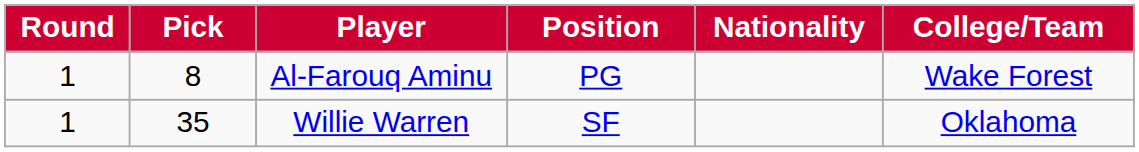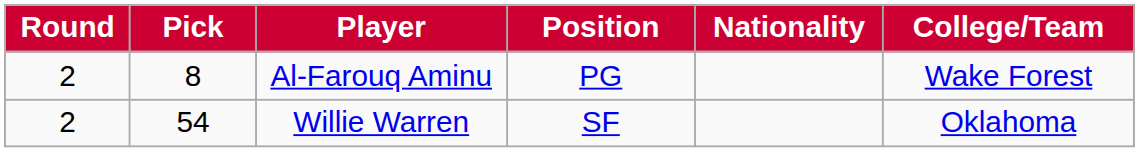(68, 75) 1 -> (68, 75) 2
(68, 122) 1 -> (68, 122) 2
(193, 122) 35 -> (193, 122) 54
